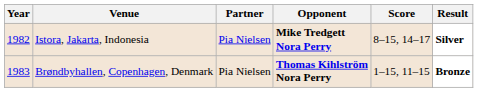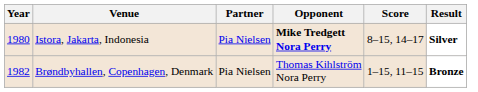(18, 39) 1982 -> (18, 39) 1980
(18, 71) 1983 -> (18, 71) 1982
(322, 71) bold -> (319, 71) normal
